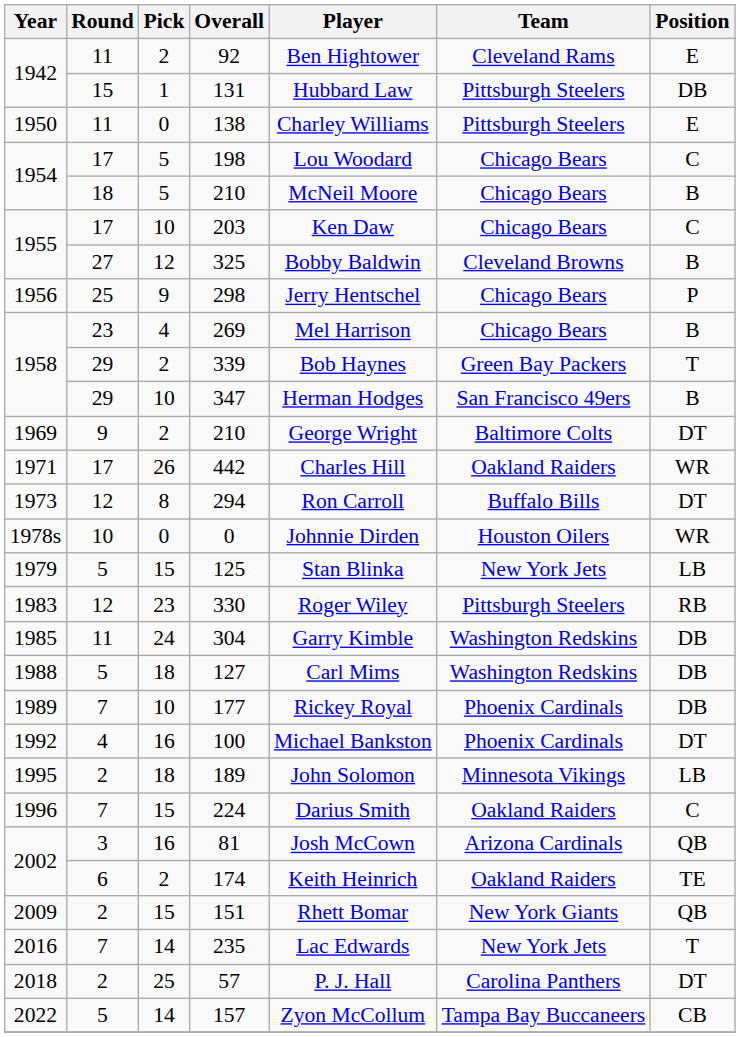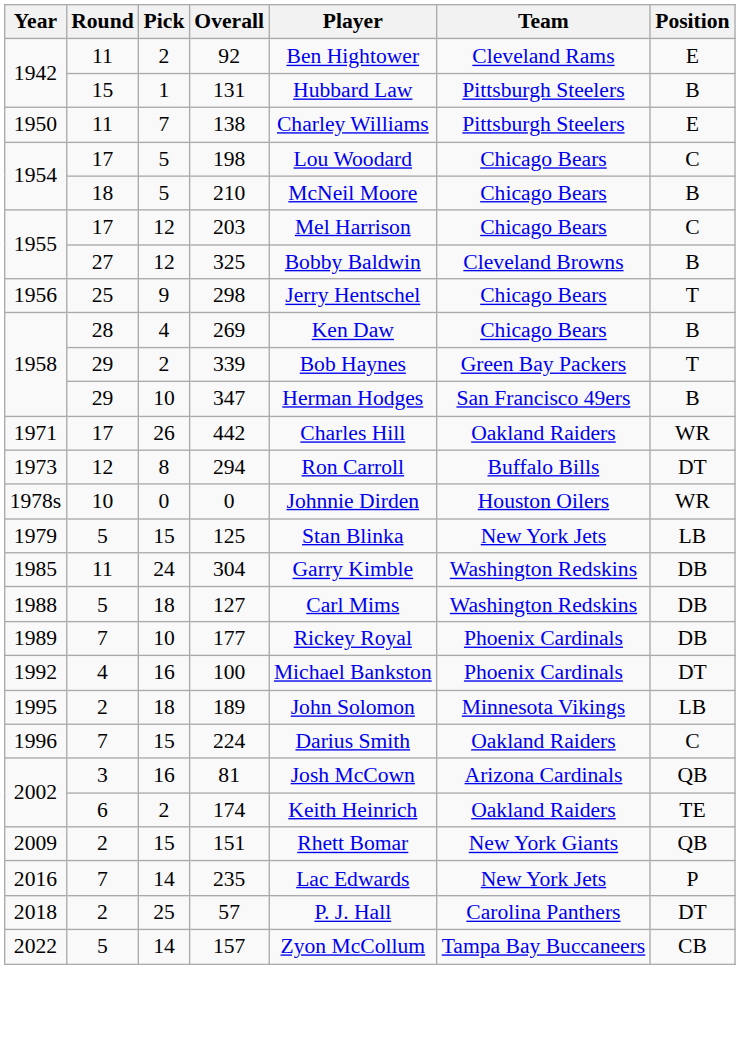(692, 90) DB -> (692, 90) B
(164, 124) 0 -> (164, 124) 7
(164, 227) 10 -> (164, 227) 12
(353, 227) Ken Daw -> (353, 227) Mel Harrison
(692, 295) P -> (692, 295) T
(102, 329) 23 -> (102, 329) 28
(353, 329) Mel Harrison -> (353, 329) Ken Daw
- row: (35, 432)
- row: (35, 603)
(692, 946) T -> (692, 878) P
